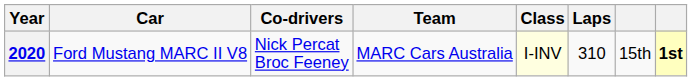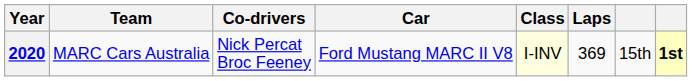columns swapped: (435, 18) <-> (150, 18)
(592, 53) 310 -> (592, 53) 369
